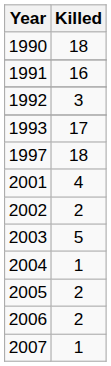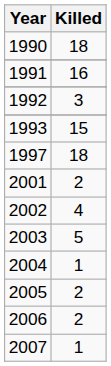(79, 128) 17 -> (79, 128) 15
(79, 182) 4 -> (79, 182) 2
(79, 210) 2 -> (79, 210) 4
